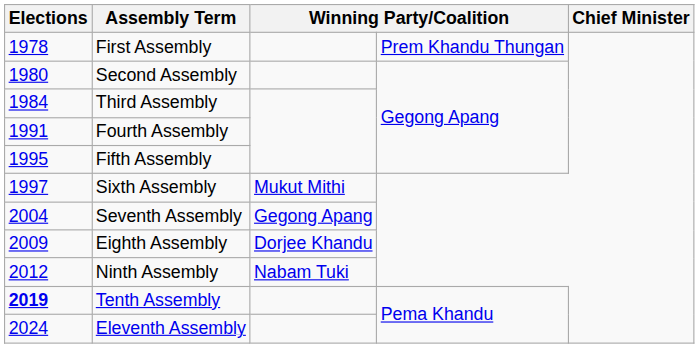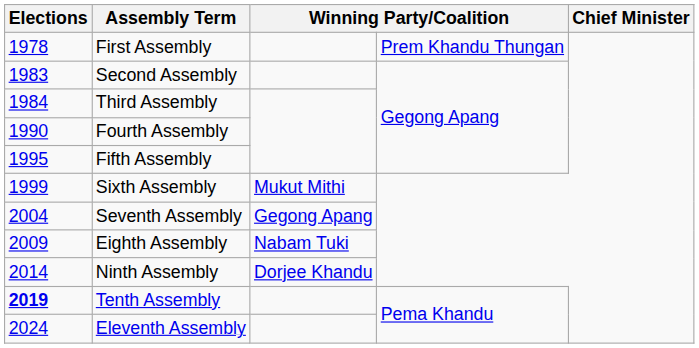(28, 74) 1980 -> (28, 74) 1983
(28, 131) 1991 -> (28, 131) 1990
(28, 187) 1997 -> (28, 187) 1999
(313, 243) Dorjee Khandu -> (301, 243) Nabam Tuki
(28, 272) 2012 -> (28, 272) 2014
(301, 272) Nabam Tuki -> (313, 272) Dorjee Khandu
